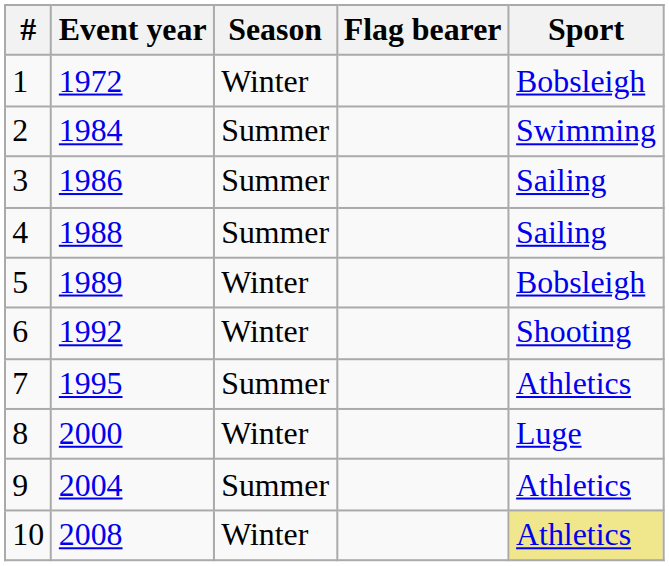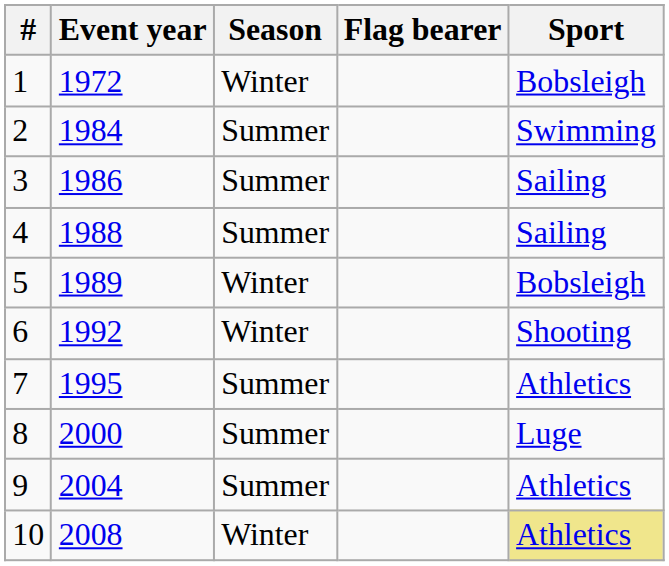(265, 433) Winter -> (275, 433) Summer
